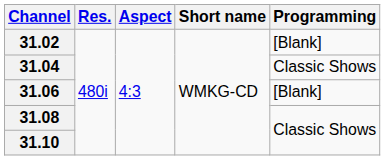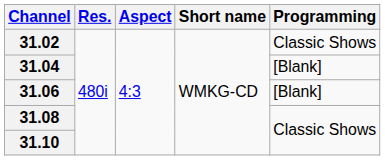(297, 42) [Blank] -> (325, 42) Classic Shows
(325, 67) Classic Shows -> (297, 67) [Blank]
